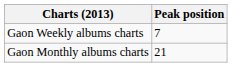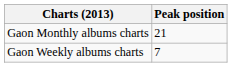rows swapped: (75, 33) <-> (78, 52)
